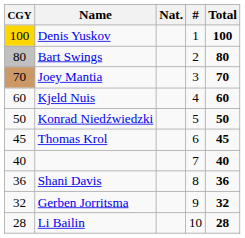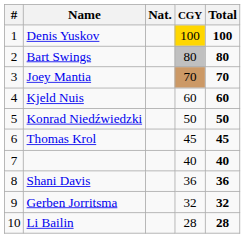columns swapped: (196, 14) <-> (20, 15)
